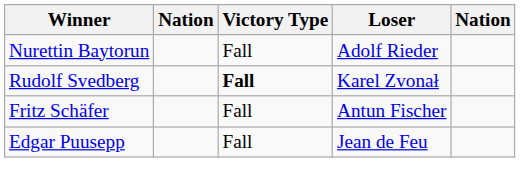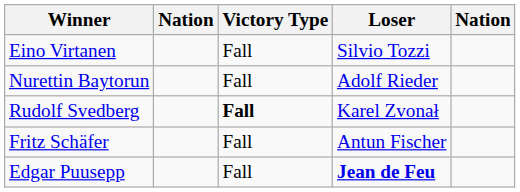+ row: (62, 50)
(382, 141) normal -> (386, 171) bold
